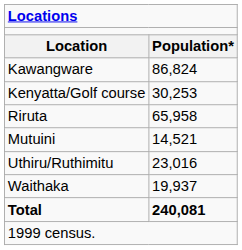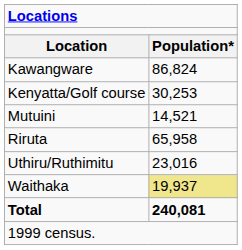rows swapped: (32, 139) <-> (27, 116)
(175, 186) no background -> (175, 186) khaki background
